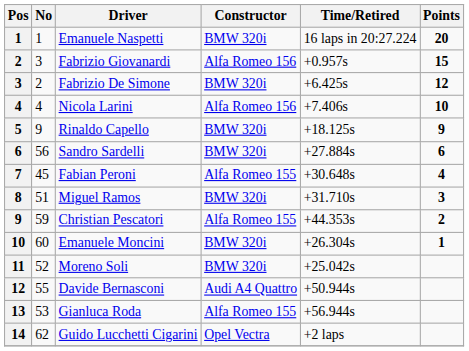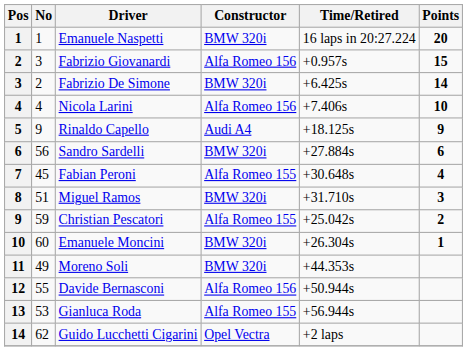(442, 84) 12 -> (441, 84) 14
(235, 129) BMW 320i -> (228, 129) Audi A4
(329, 220) +44.353s -> (328, 220) +25.042s
(42, 266) 52 -> (42, 266) 49
(329, 266) +25.042s -> (328, 266) +44.353s
(251, 289) Audi A4 Quattro -> (250, 289) Alfa Romeo 156
